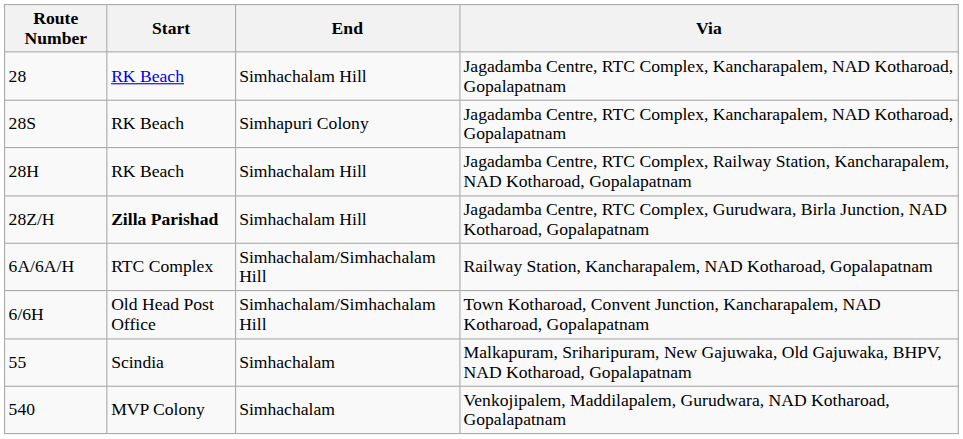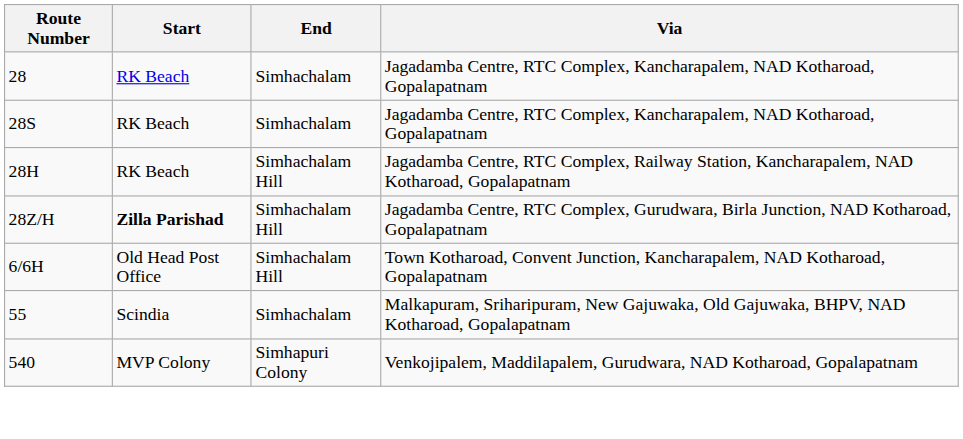(303, 76) Simhachalam Hill -> (303, 76) Simhachalam
(304, 123) Simhapuri Colony -> (303, 123) Simhachalam
- row: (41, 266)
(337, 314) Simhachalam/Simhachalam Hill -> (303, 266) Simhachalam Hill
(287, 410) Simhachalam -> (292, 362) Simhapuri Colony
